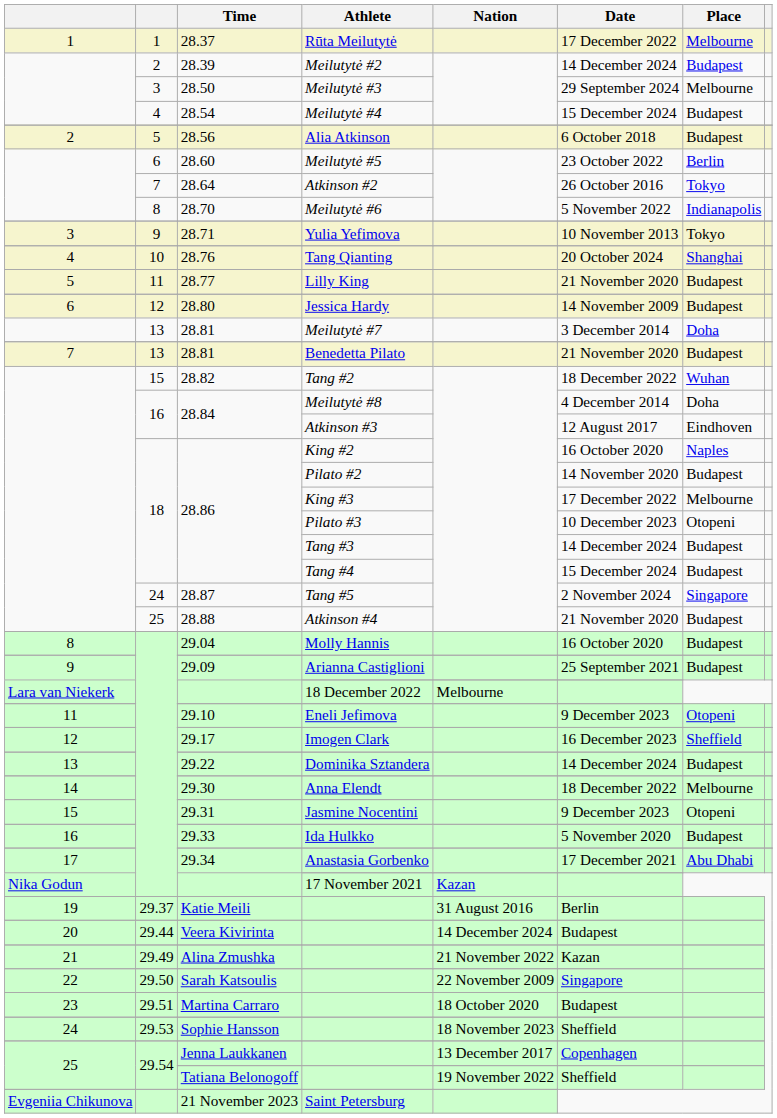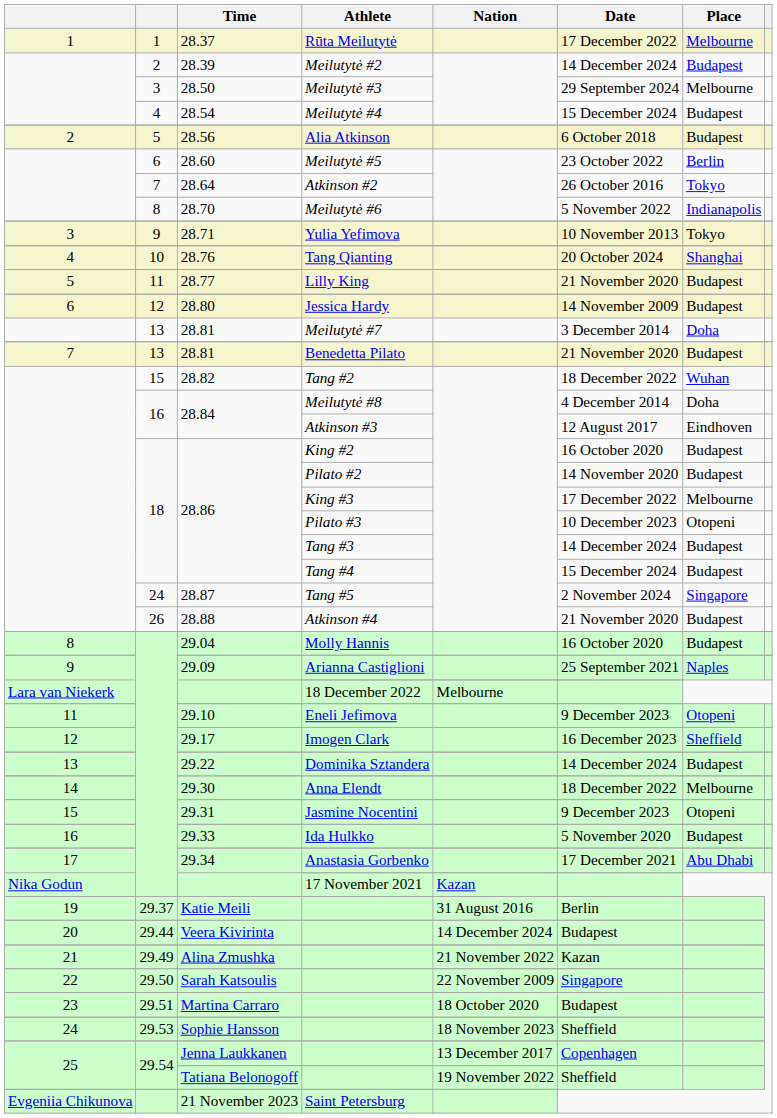(707, 450) Naples -> (714, 450) Budapest
(157, 619) 25 -> (157, 619) 26
(714, 667) Budapest -> (707, 667) Naples
